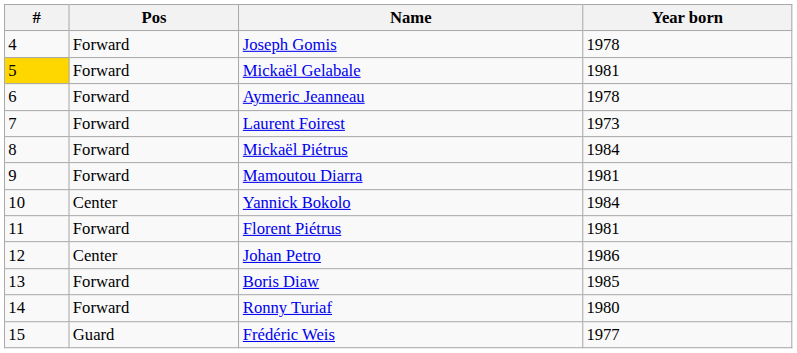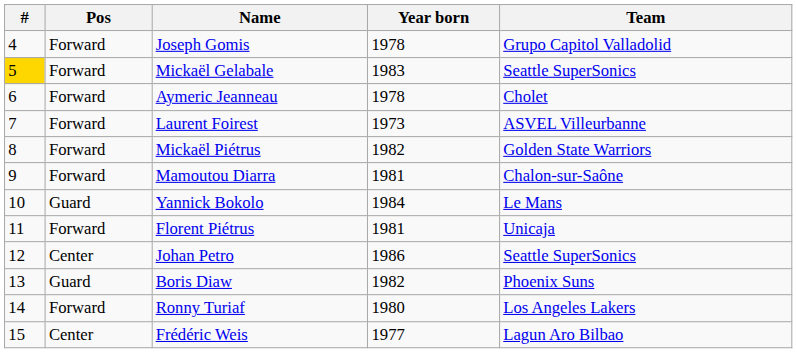+ column: (646, 17)
(603, 70) 1981 -> (388, 70) 1983
(603, 149) 1984 -> (388, 149) 1982
(95, 202) Center -> (70, 202) Guard
(101, 281) Forward -> (70, 281) Guard
(603, 281) 1985 -> (388, 281) 1982
(94, 334) Guard -> (71, 334) Center
